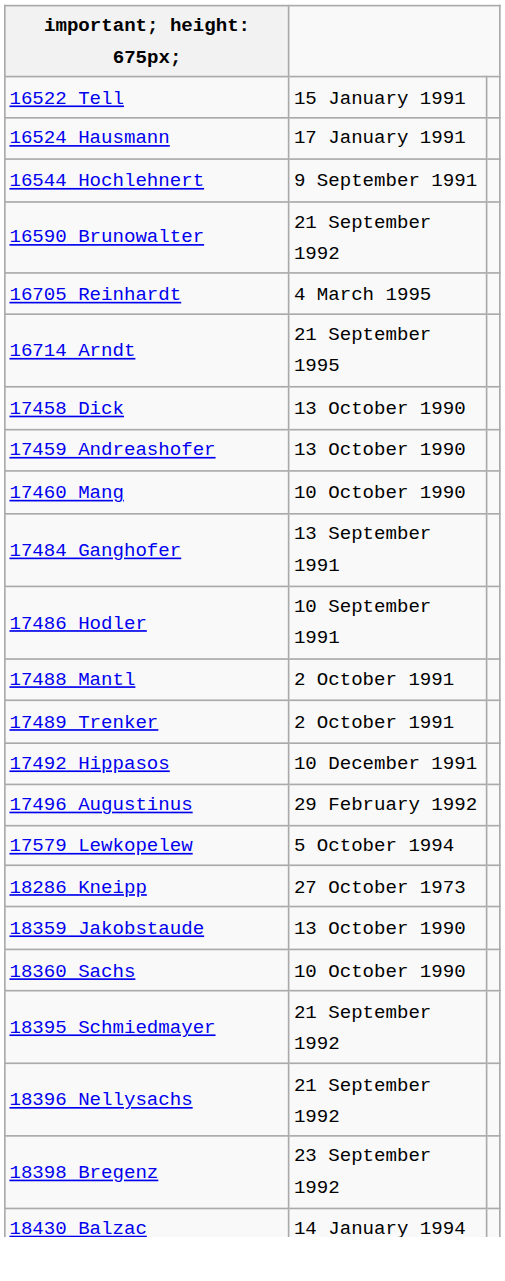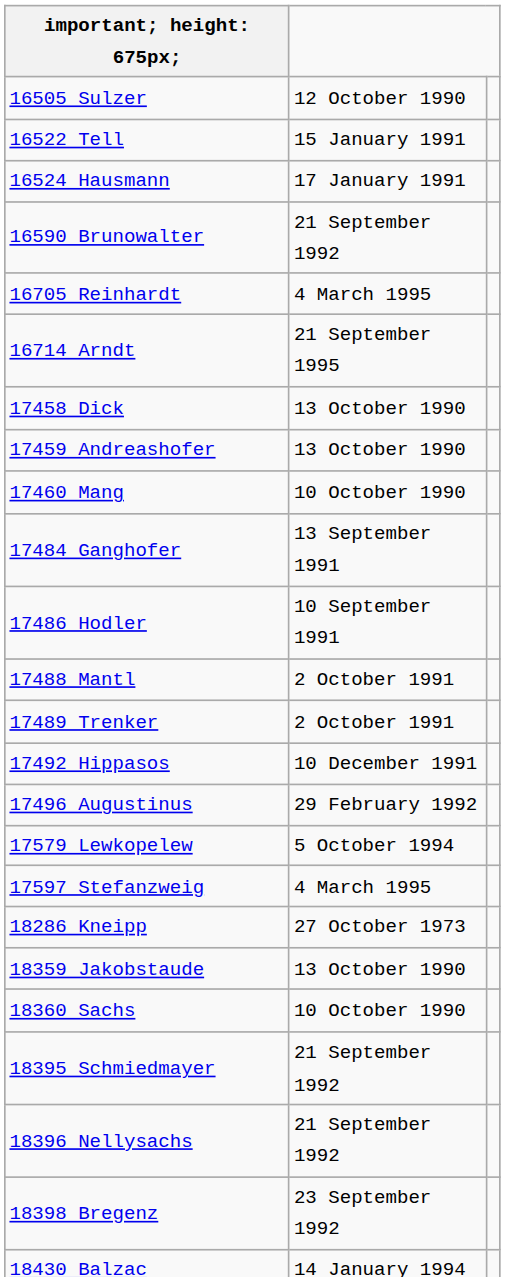+ row: (78, 98)
- row: (107, 180)
+ row: (107, 886)
